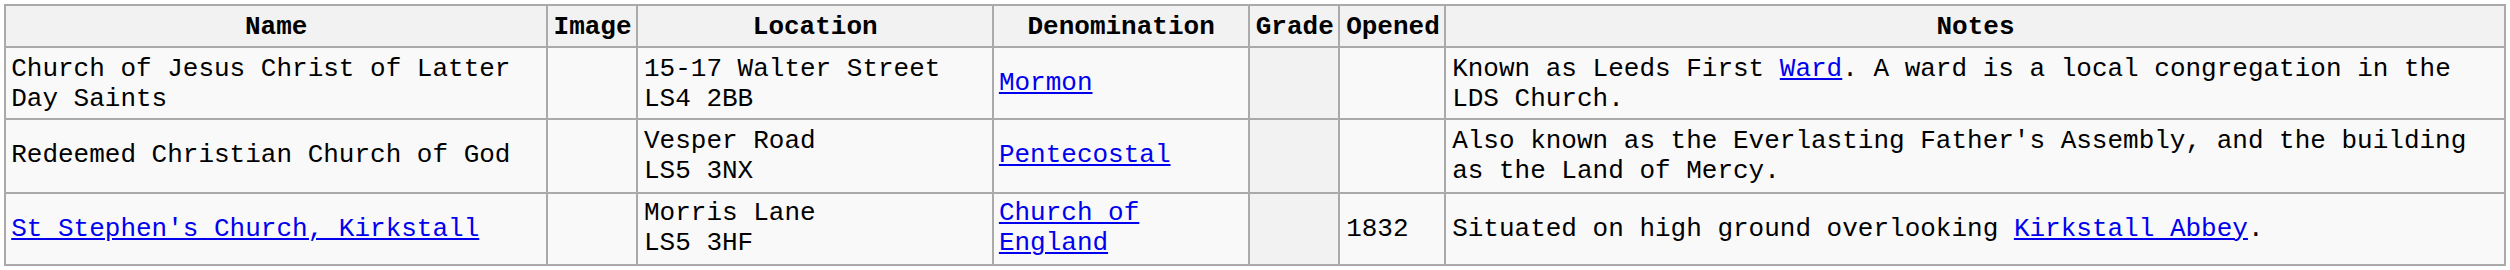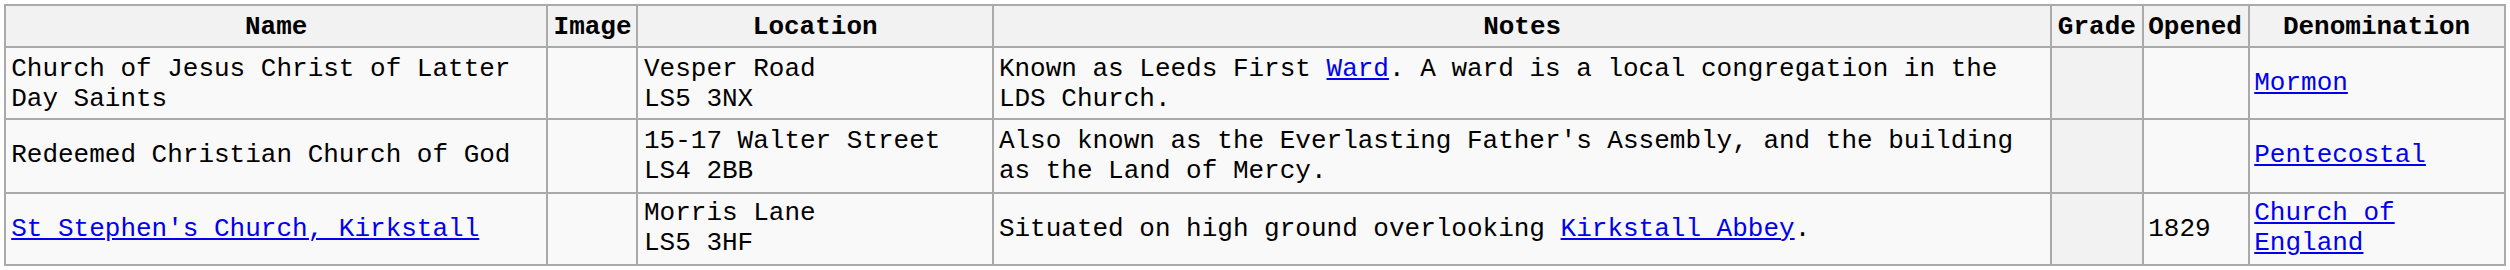columns swapped: (1121, 26) <-> (1975, 26)
(792, 84) 15-17 Walter Street LS4 2BB -> (730, 84) Vesper Road LS5 3NX
(730, 156) Vesper Road LS5 3NX -> (792, 156) 15-17 Walter Street LS4 2BB
(1377, 228) 1832 -> (2179, 228) 1829
